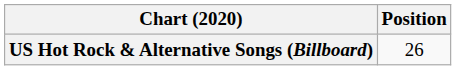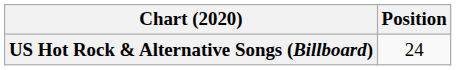(414, 49) 26 -> (414, 49) 24
